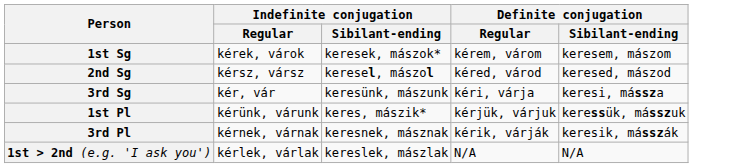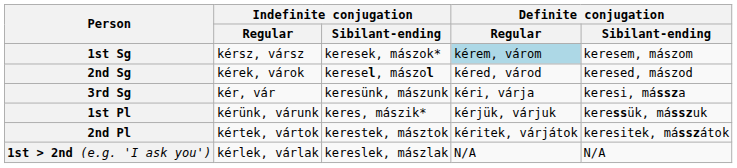(261, 54) kérek, várok -> (261, 54) kérsz, vársz
(498, 54) no background -> (498, 54) lightblue background
(261, 73) kérsz, vársz -> (261, 73) kérek, várok
+ row: (109, 133)
- row: (109, 133)
